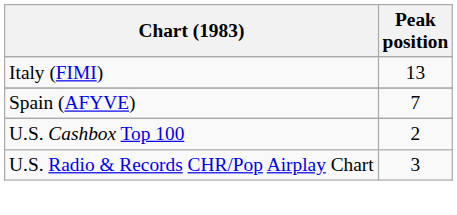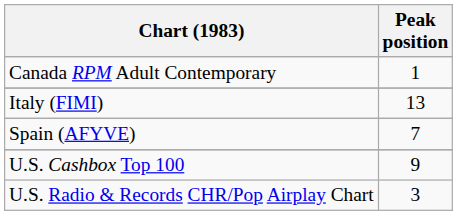+ row: (143, 72)
(415, 133) 2 -> (415, 164) 9
